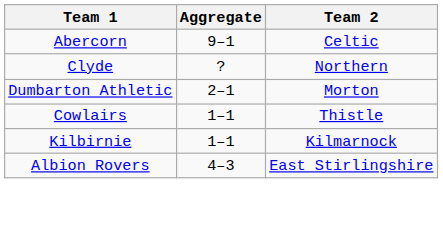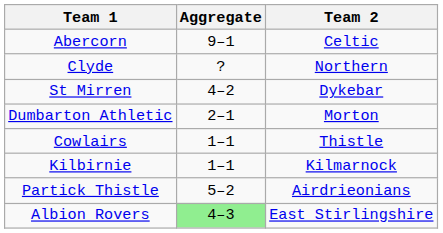+ row: (90, 91)
+ row: (90, 191)
(221, 166) no background -> (221, 215) lightgreen background
